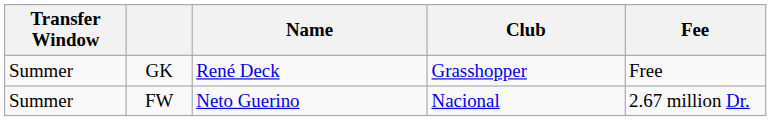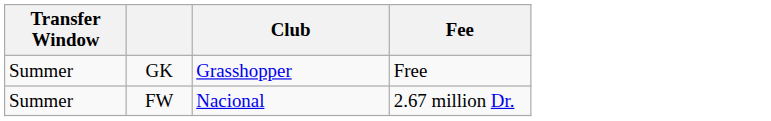- column: (310, 30)
